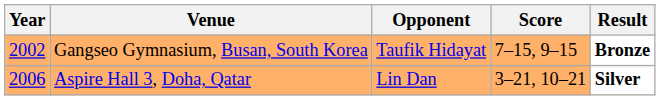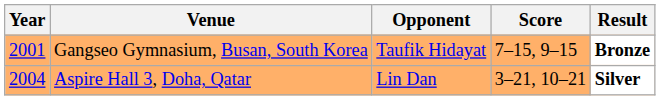(27, 50) 2002 -> (27, 50) 2001
(27, 80) 2006 -> (27, 80) 2004
